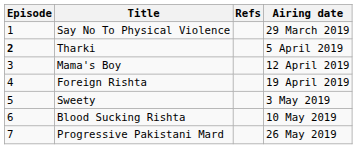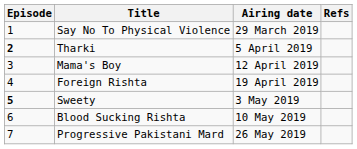columns swapped: (308, 13) <-> (248, 13)
(10, 100) normal -> (10, 100) bold
